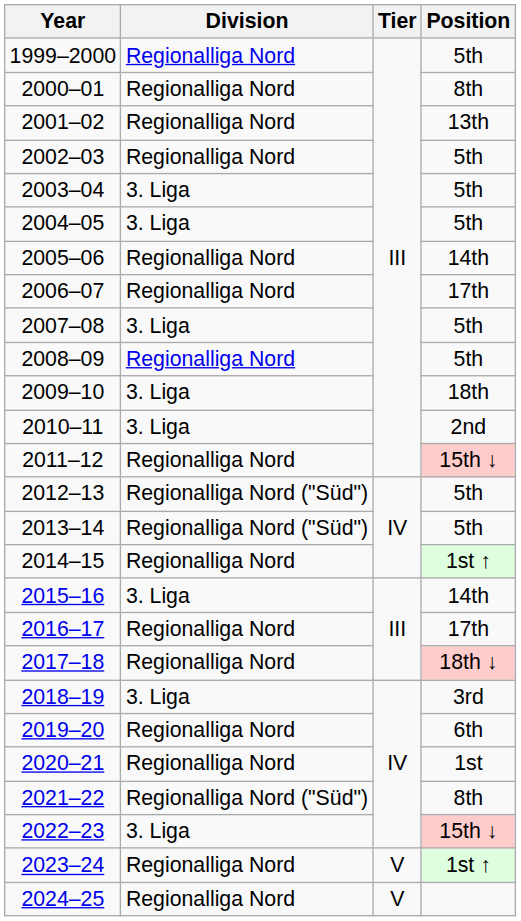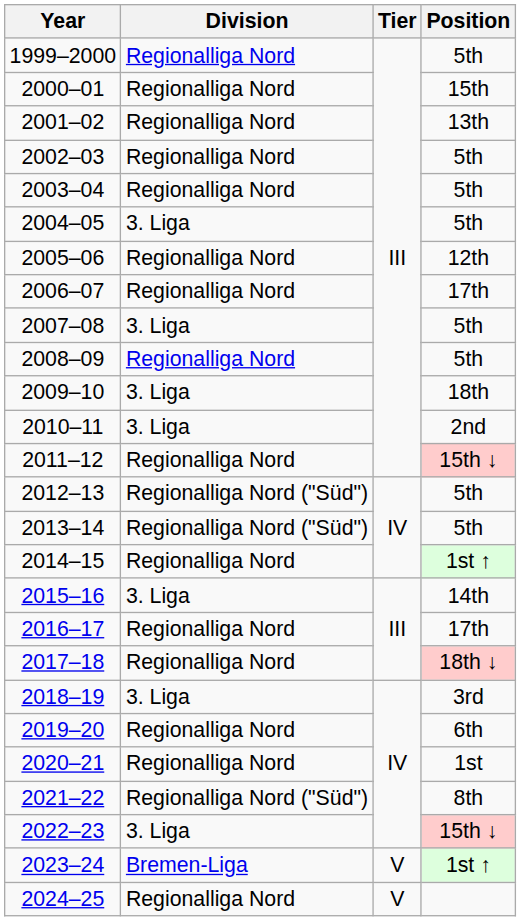(468, 88) 8th -> (468, 88) 15th
(158, 190) 3. Liga -> (210, 190) Regionalliga Nord
(468, 257) 14th -> (468, 257) 12th
(210, 865) Regionalliga Nord -> (187, 865) Bremen-Liga
